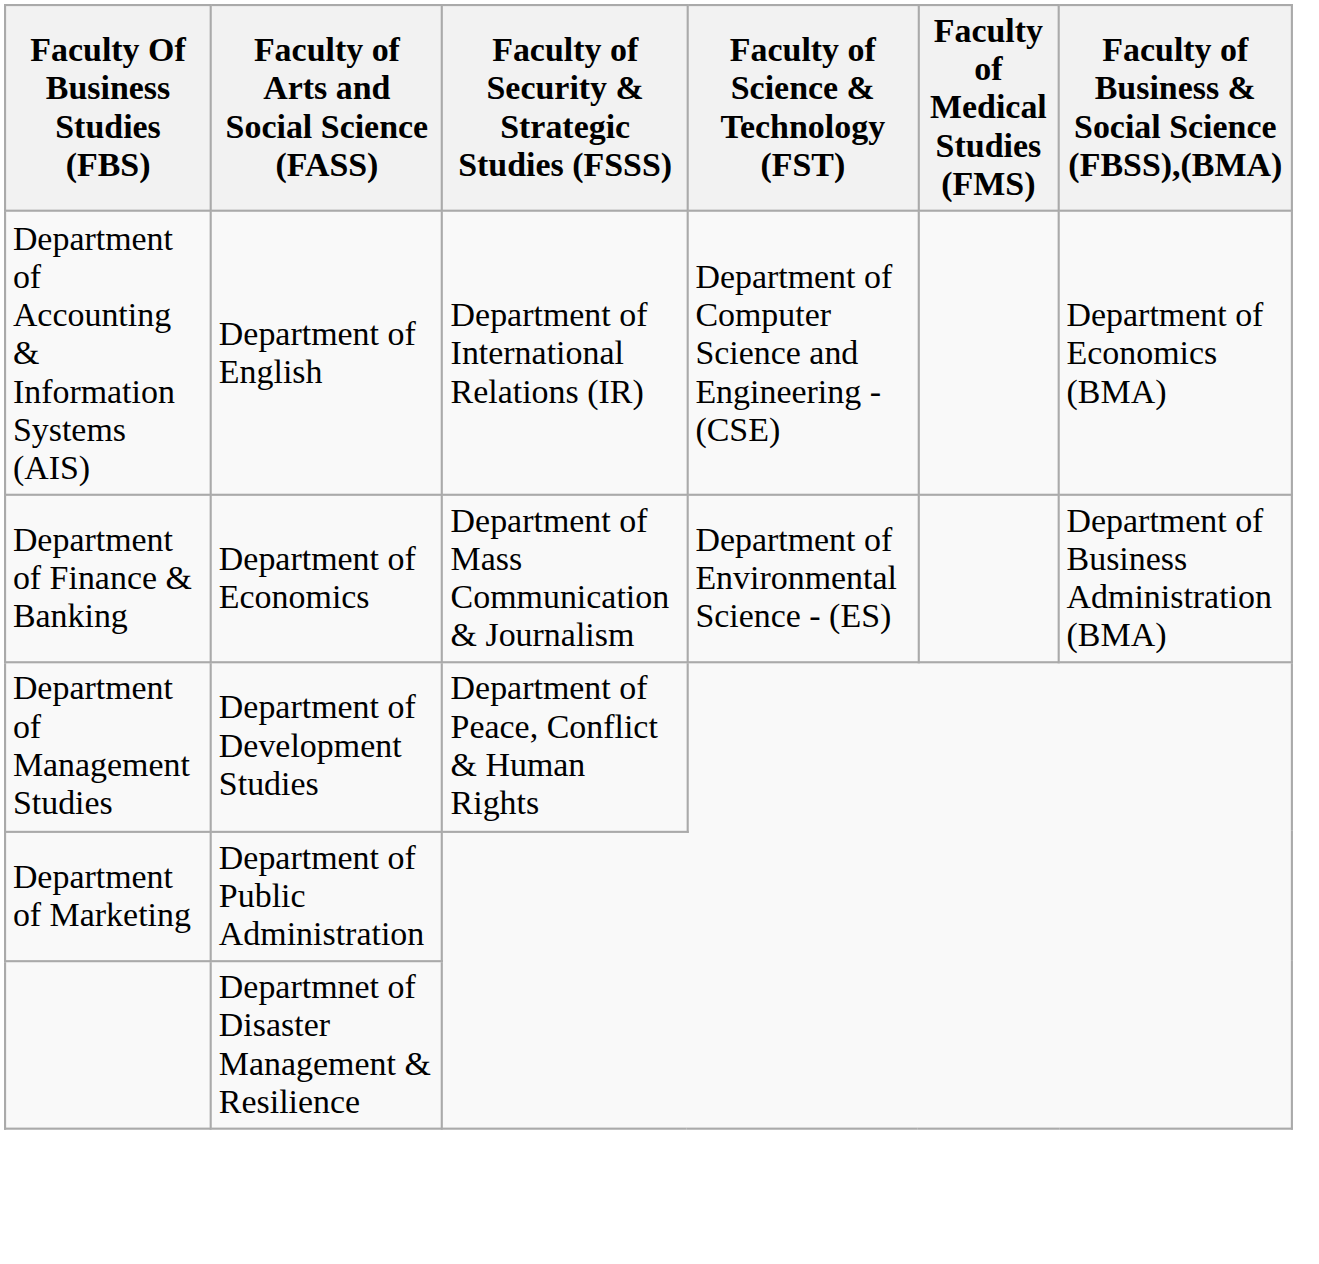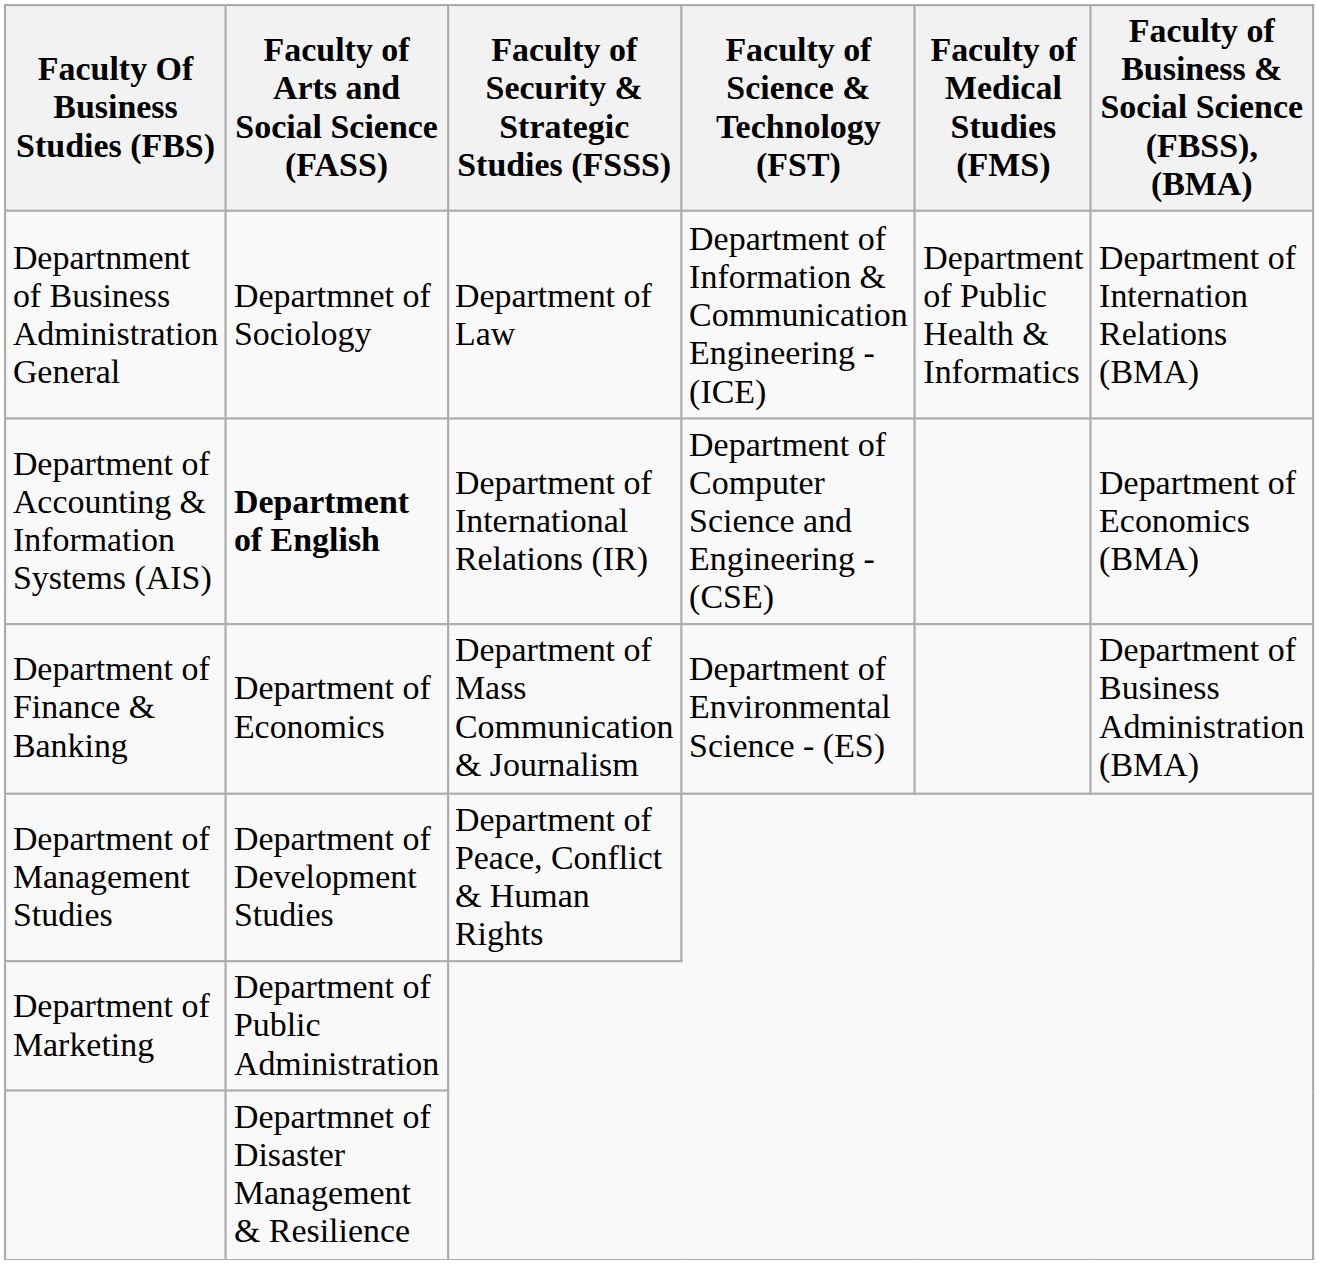+ row: (116, 314)
(317, 352) normal -> (321, 520) bold
